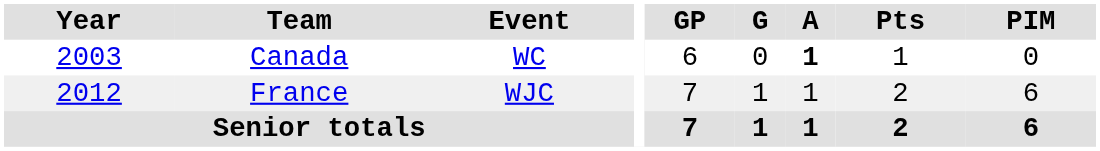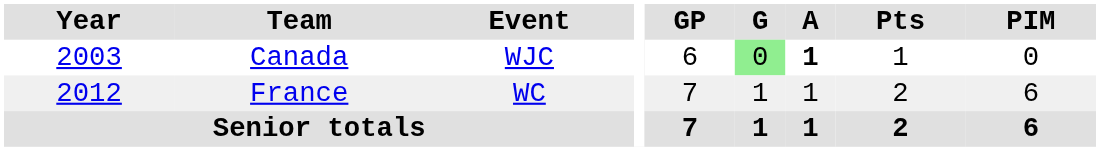(529, 58) WC -> (529, 58) WJC
(760, 58) no background -> (760, 58) lightgreen background
(529, 93) WJC -> (529, 93) WC
